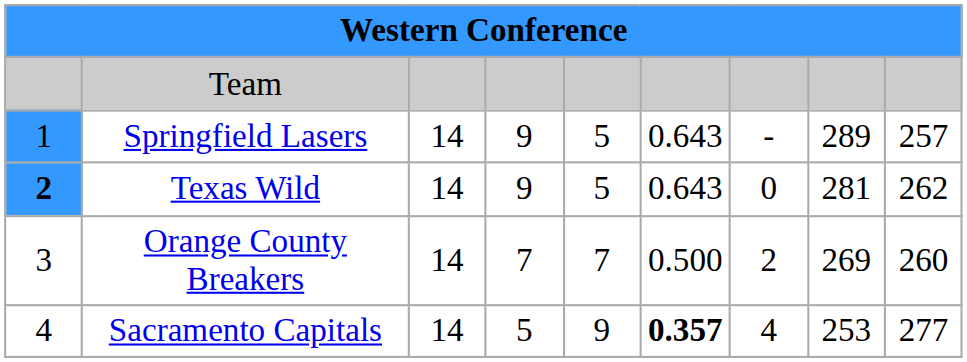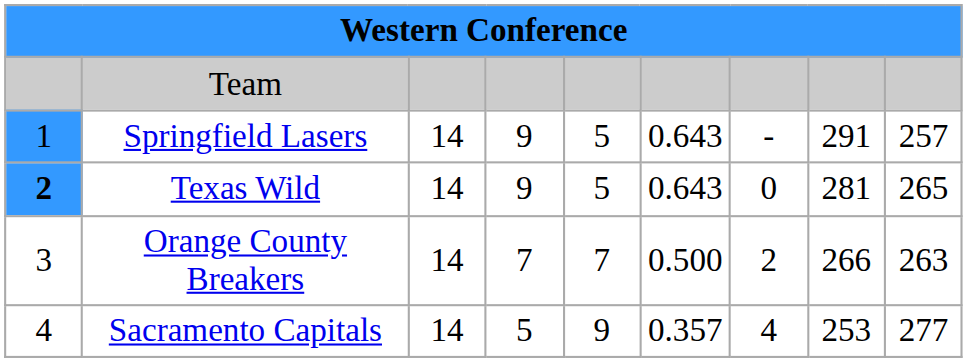(846, 135) 289 -> (846, 135) 291
(924, 188) 262 -> (924, 188) 265
(846, 259) 269 -> (846, 259) 266
(924, 259) 260 -> (924, 259) 263
(685, 330) bold -> (685, 330) normal
